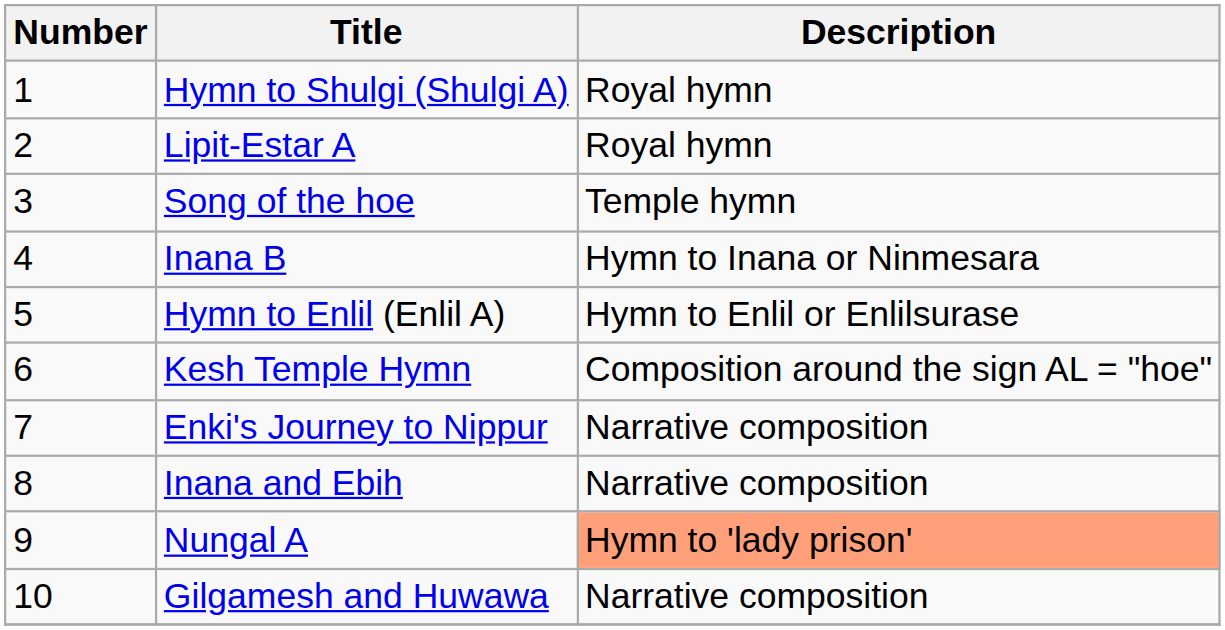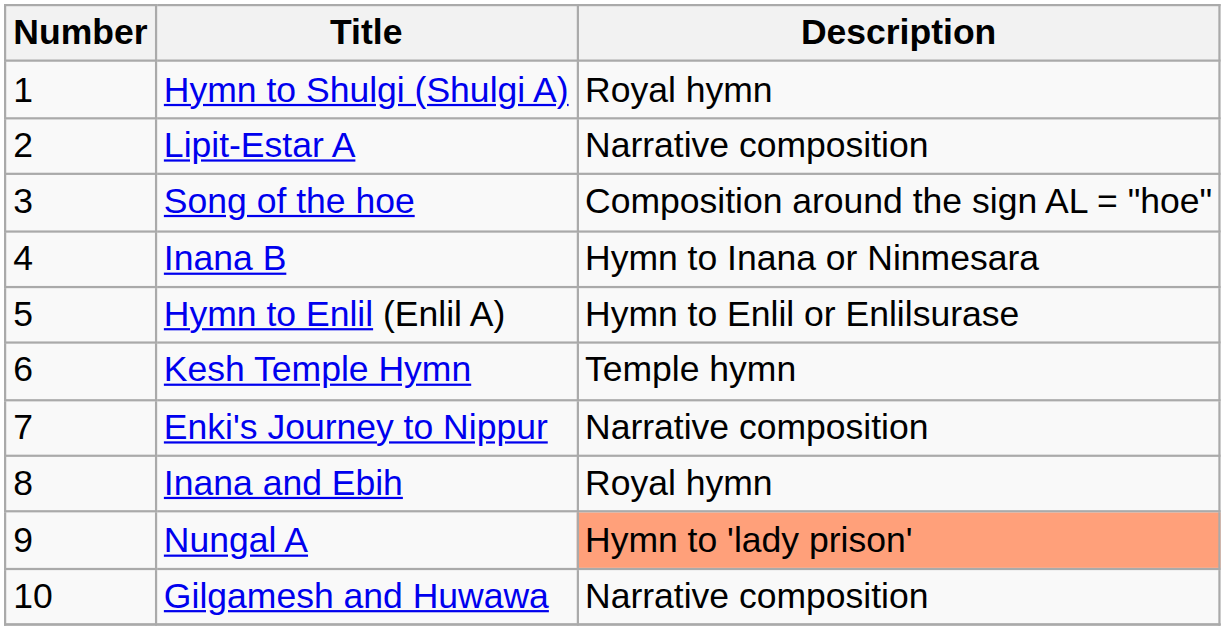(679, 145) Royal hymn -> (757, 145) Narrative composition
(691, 201) Temple hymn -> (899, 201) Composition around the sign AL = "hoe"
(899, 370) Composition around the sign AL = "hoe" -> (691, 370) Temple hymn
(757, 483) Narrative composition -> (679, 483) Royal hymn
